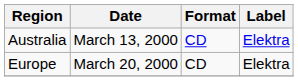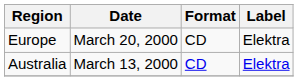rows swapped: (37, 40) <-> (32, 64)
